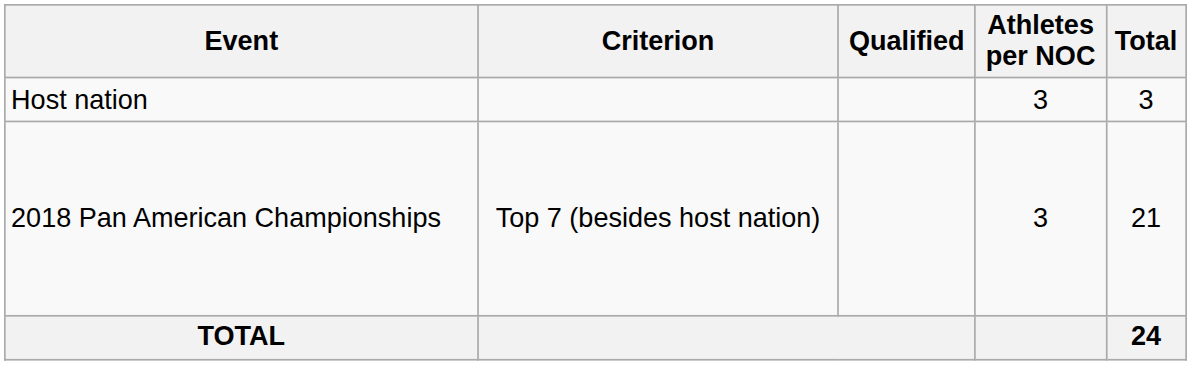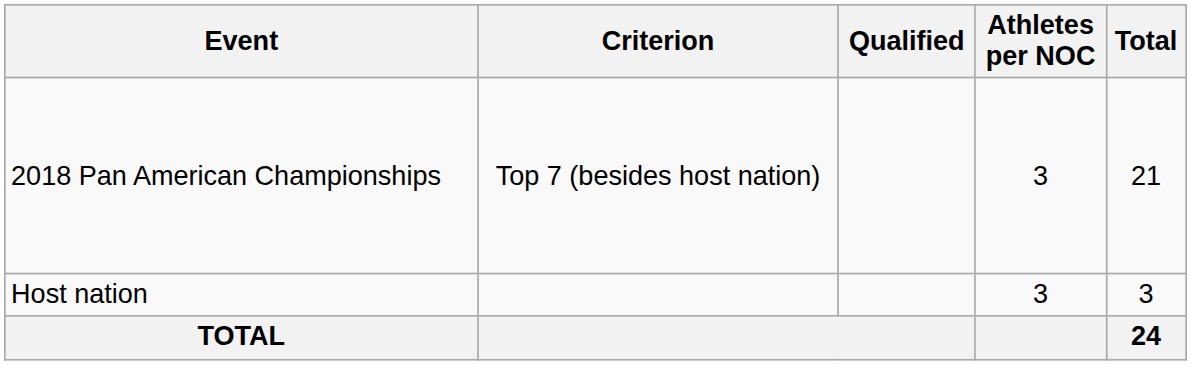rows swapped: (79, 99) <-> (226, 218)
